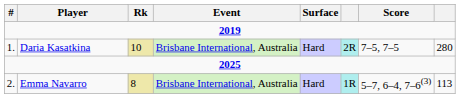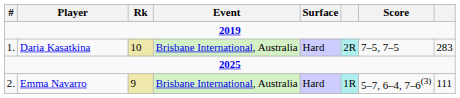(445, 47) 280 -> (445, 47) 283
(133, 83) 8 -> (133, 83) 9
(444, 83) 113 -> (444, 83) 111
